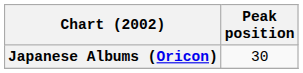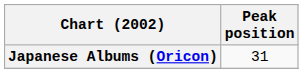(260, 57) 30 -> (260, 57) 31
